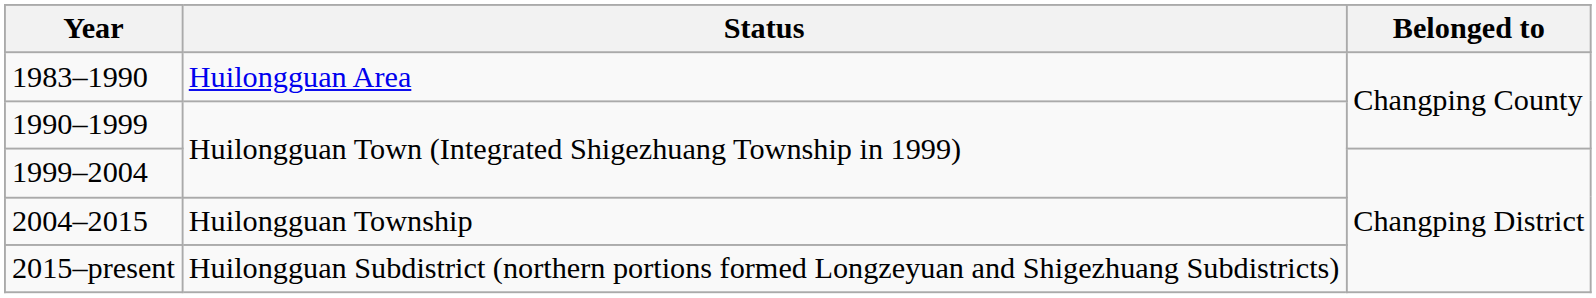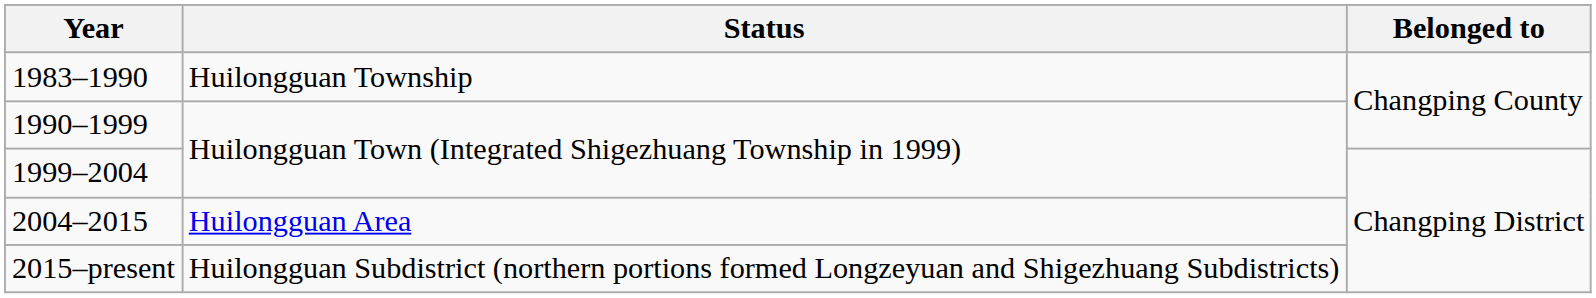(300, 76) Huilongguan Area -> (331, 76) Huilongguan Township
(331, 220) Huilongguan Township -> (300, 220) Huilongguan Area
